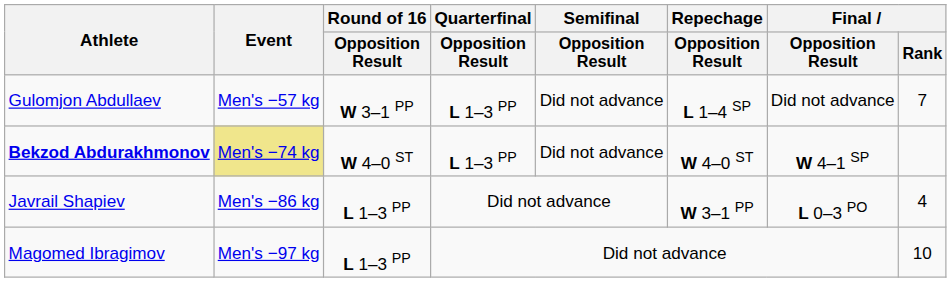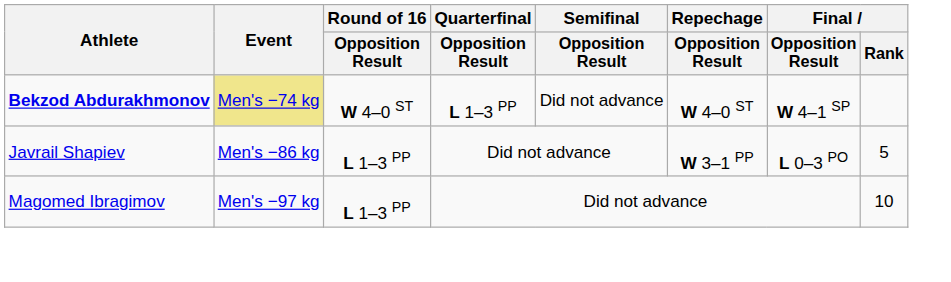- row: (85, 101)
(922, 202) 4 -> (884, 151) 5
